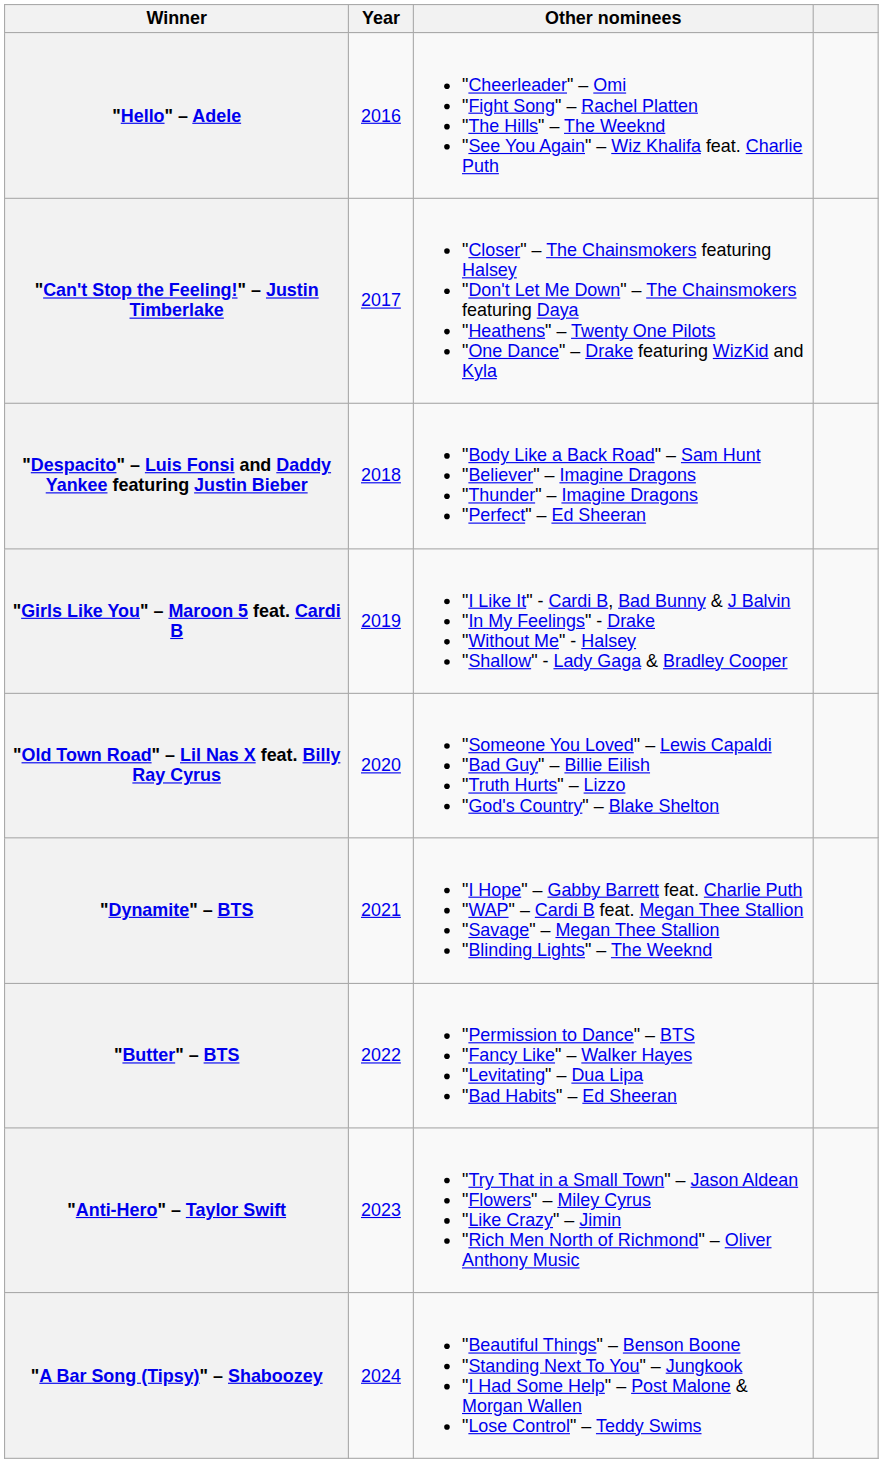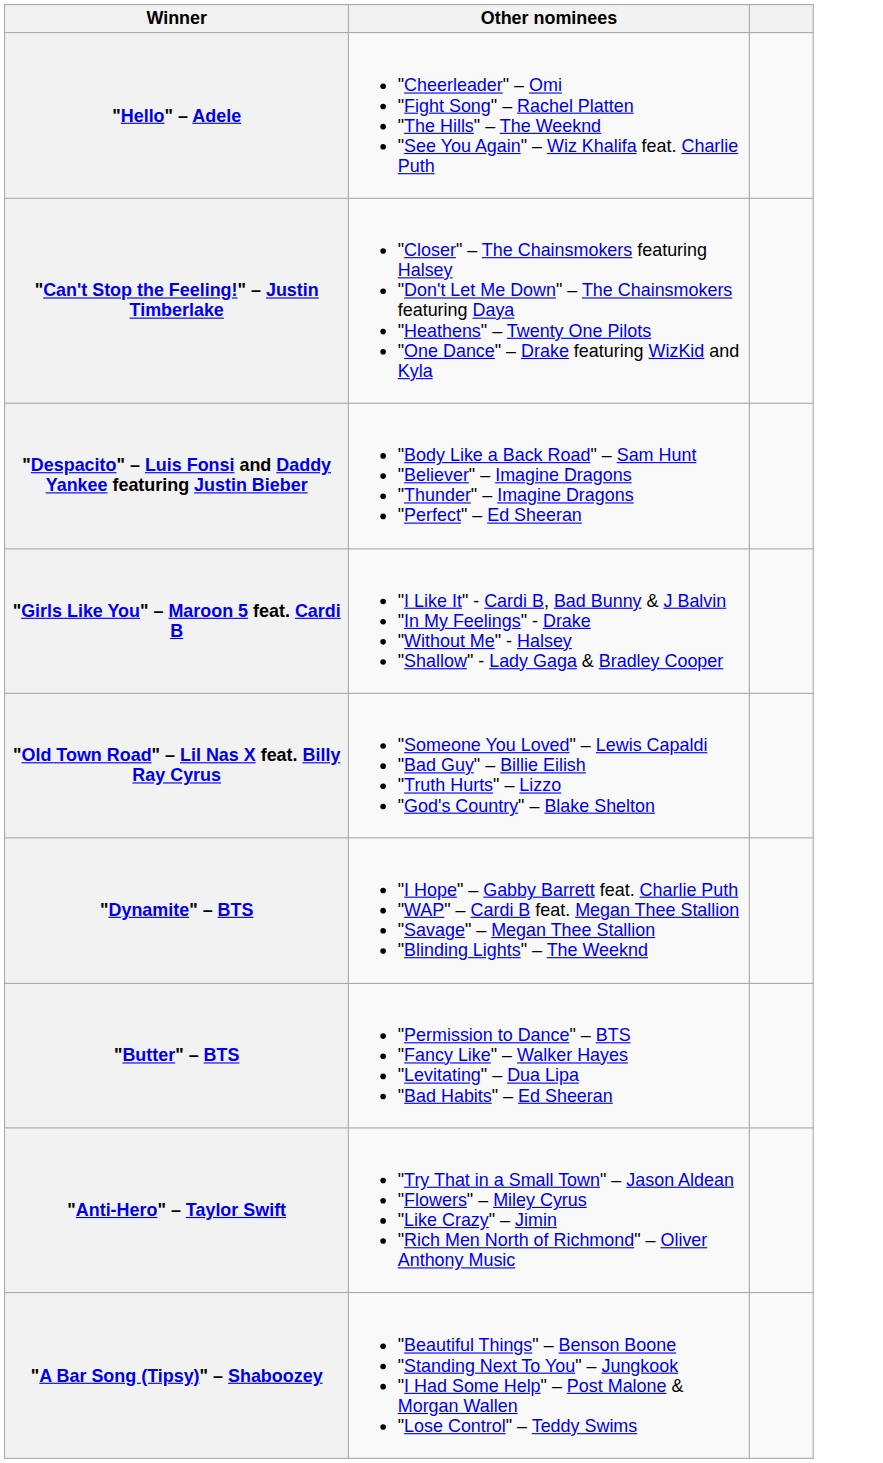- column: (381, 18)
